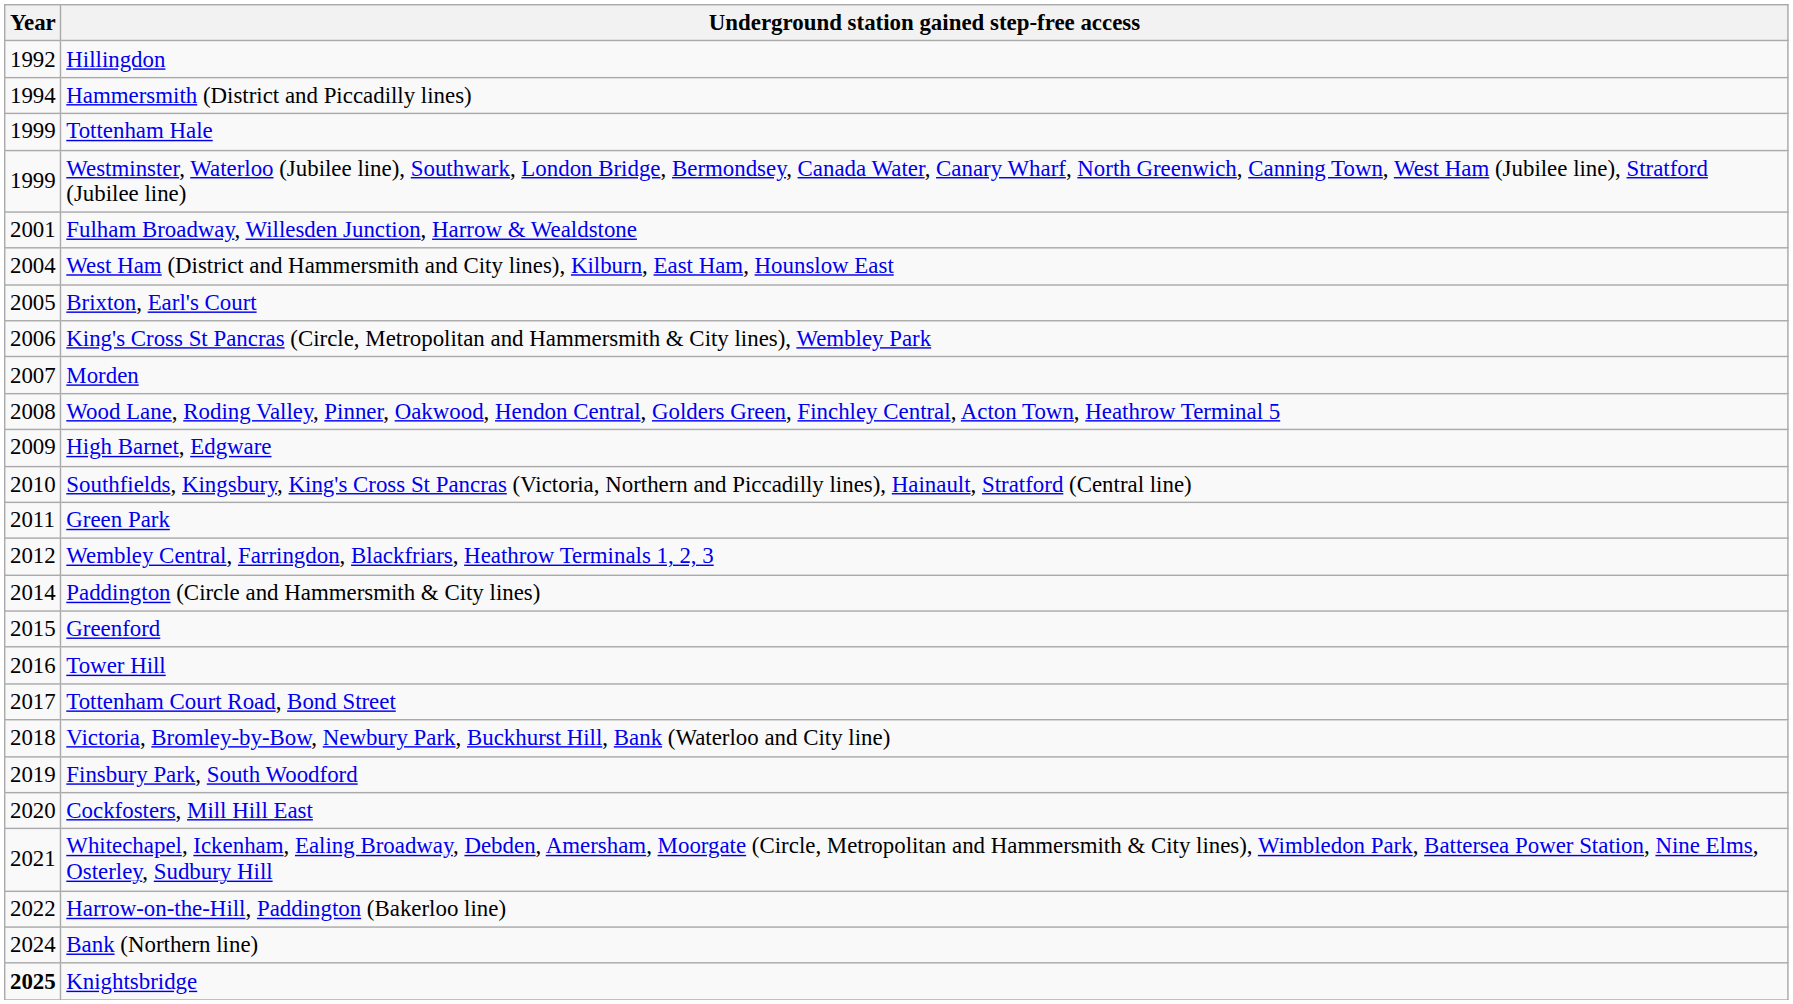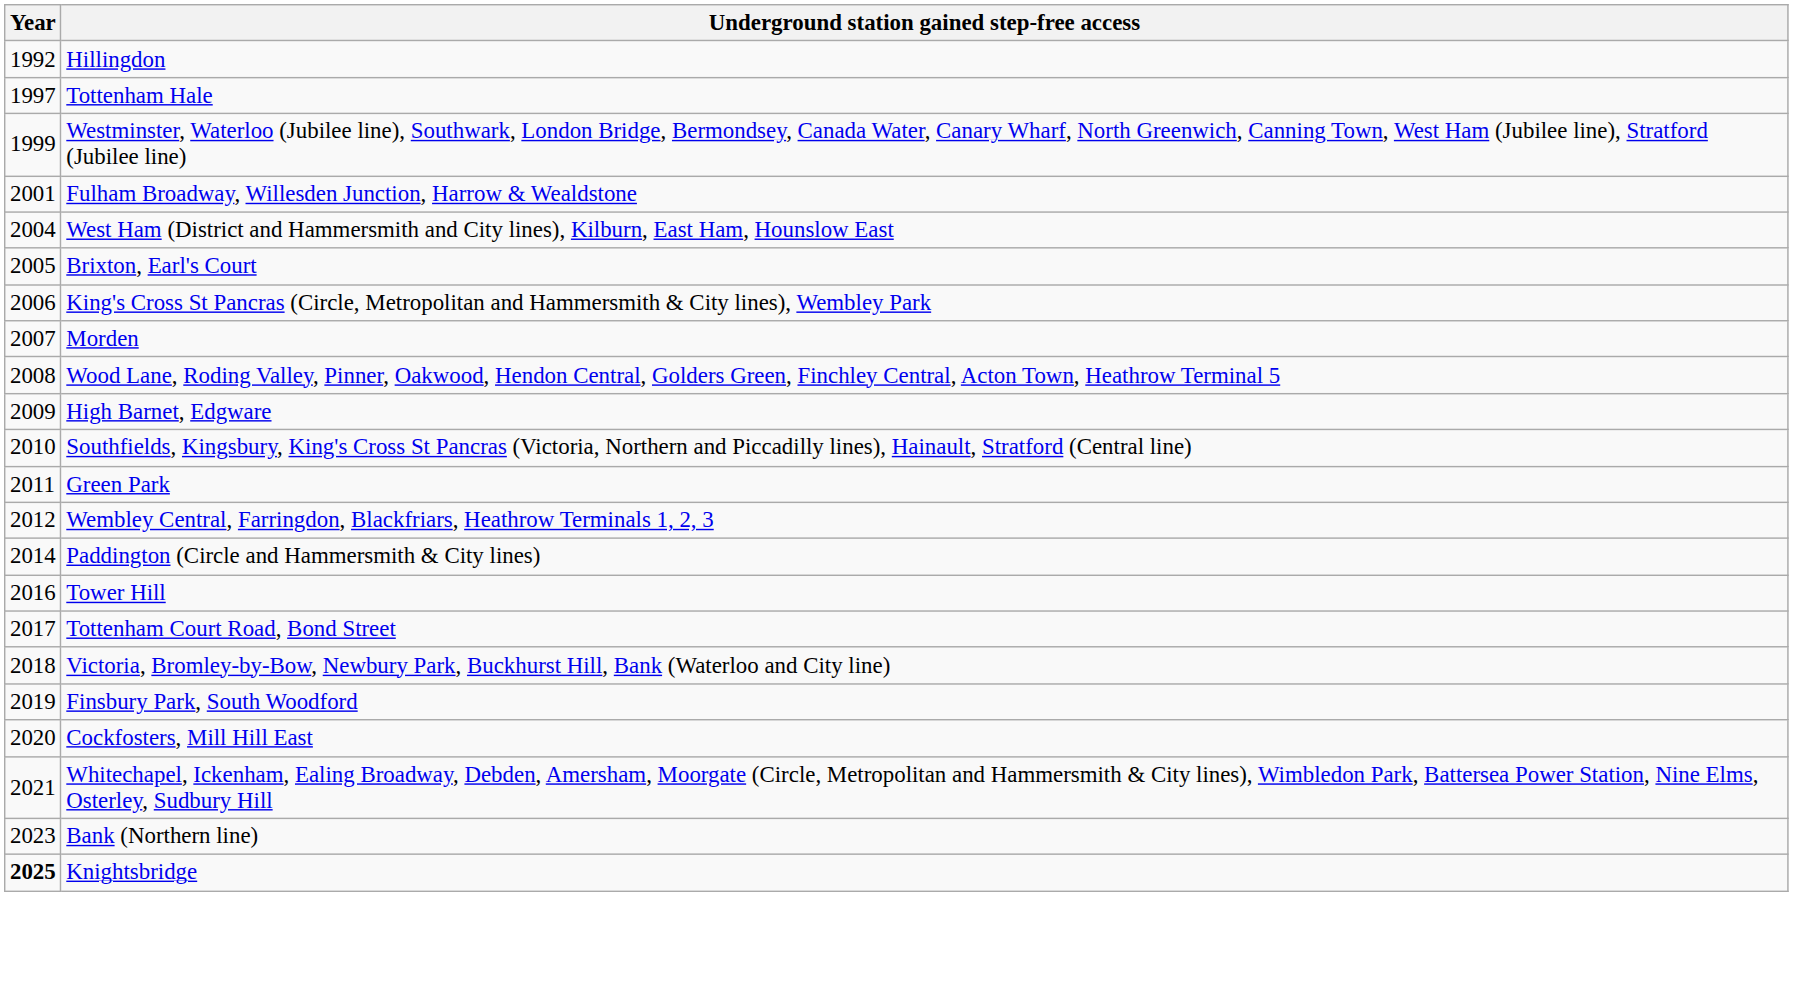- row: (269, 95)
(33, 131) 1999 -> (33, 95) 1997
- row: (113, 628)
- row: (286, 908)
(33, 944) 2024 -> (33, 836) 2023
